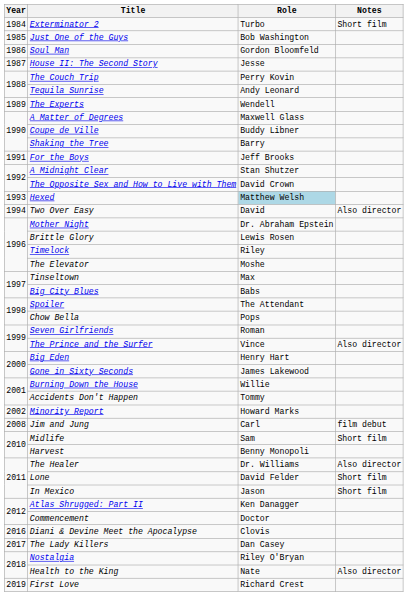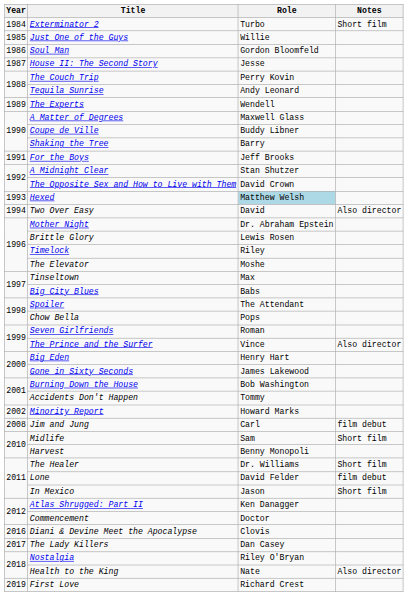(275, 38) Bob Washington -> (255, 38) Willie
(255, 385) Willie -> (275, 385) Bob Washington
(369, 465) Also director -> (362, 465) Short film
(362, 478) Short film -> (362, 478) film debut
